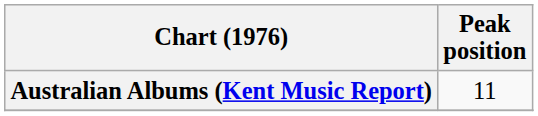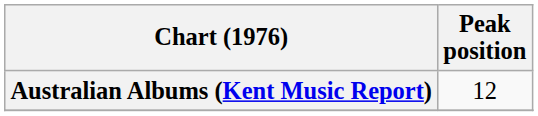(485, 90) 11 -> (485, 90) 12
